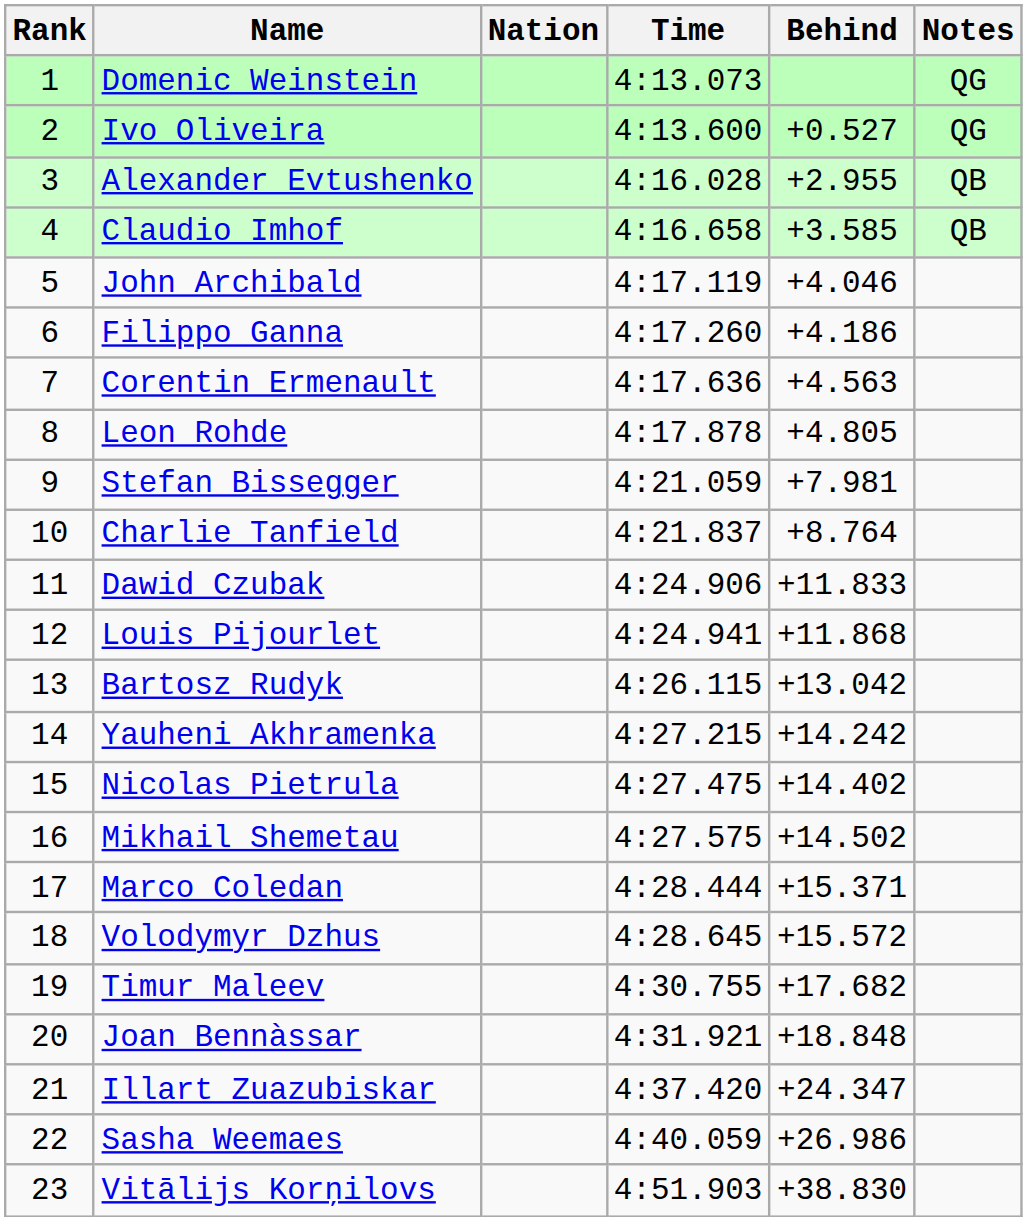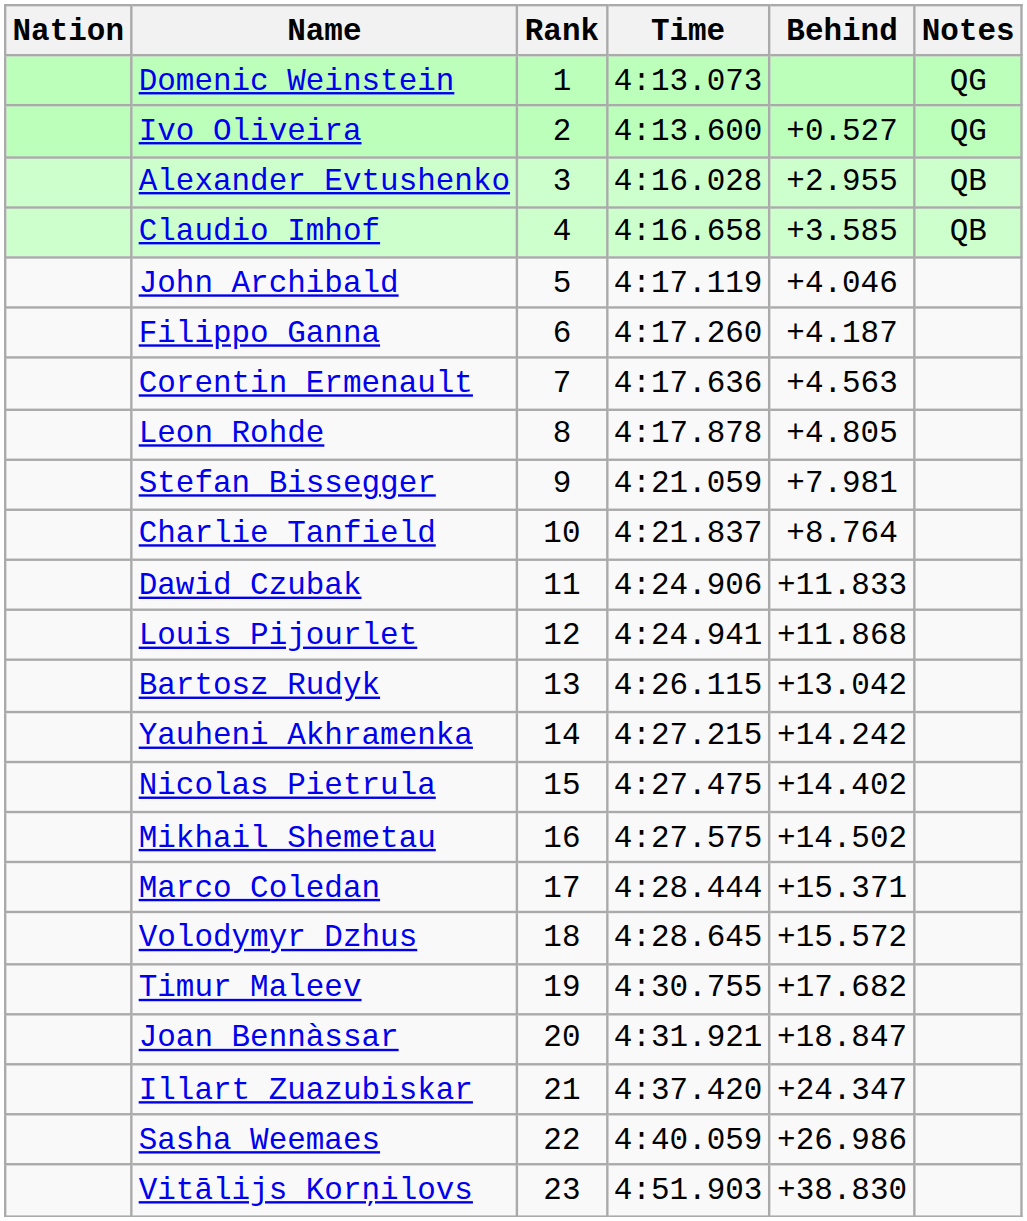columns swapped: (50, 30) <-> (543, 30)
(842, 333) +4.186 -> (842, 333) +4.187
(842, 1039) +18.848 -> (842, 1039) +18.847
